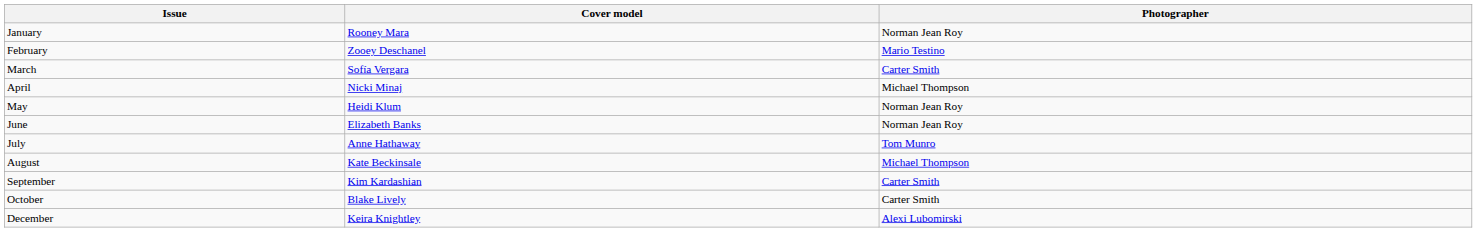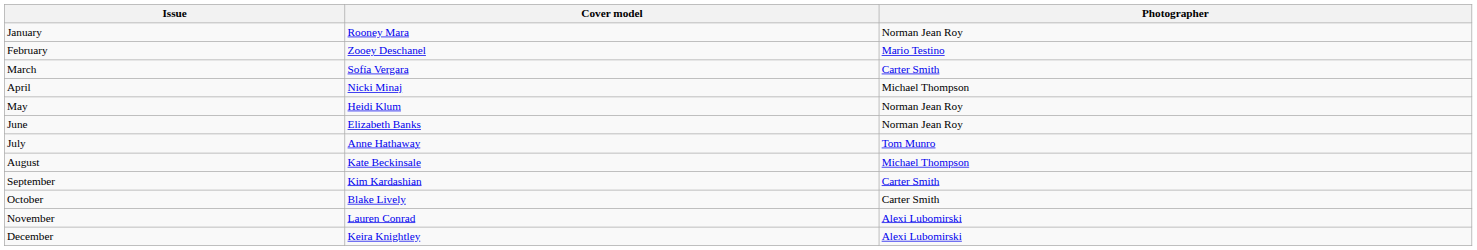+ row: (31, 217)
